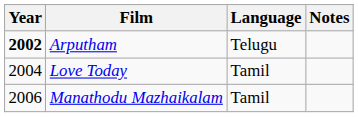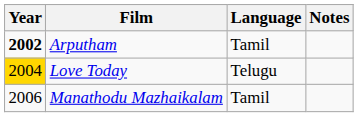(254, 44) Telugu -> (250, 44) Tamil
(25, 71) no background -> (25, 71) gold background
(250, 71) Tamil -> (254, 71) Telugu
